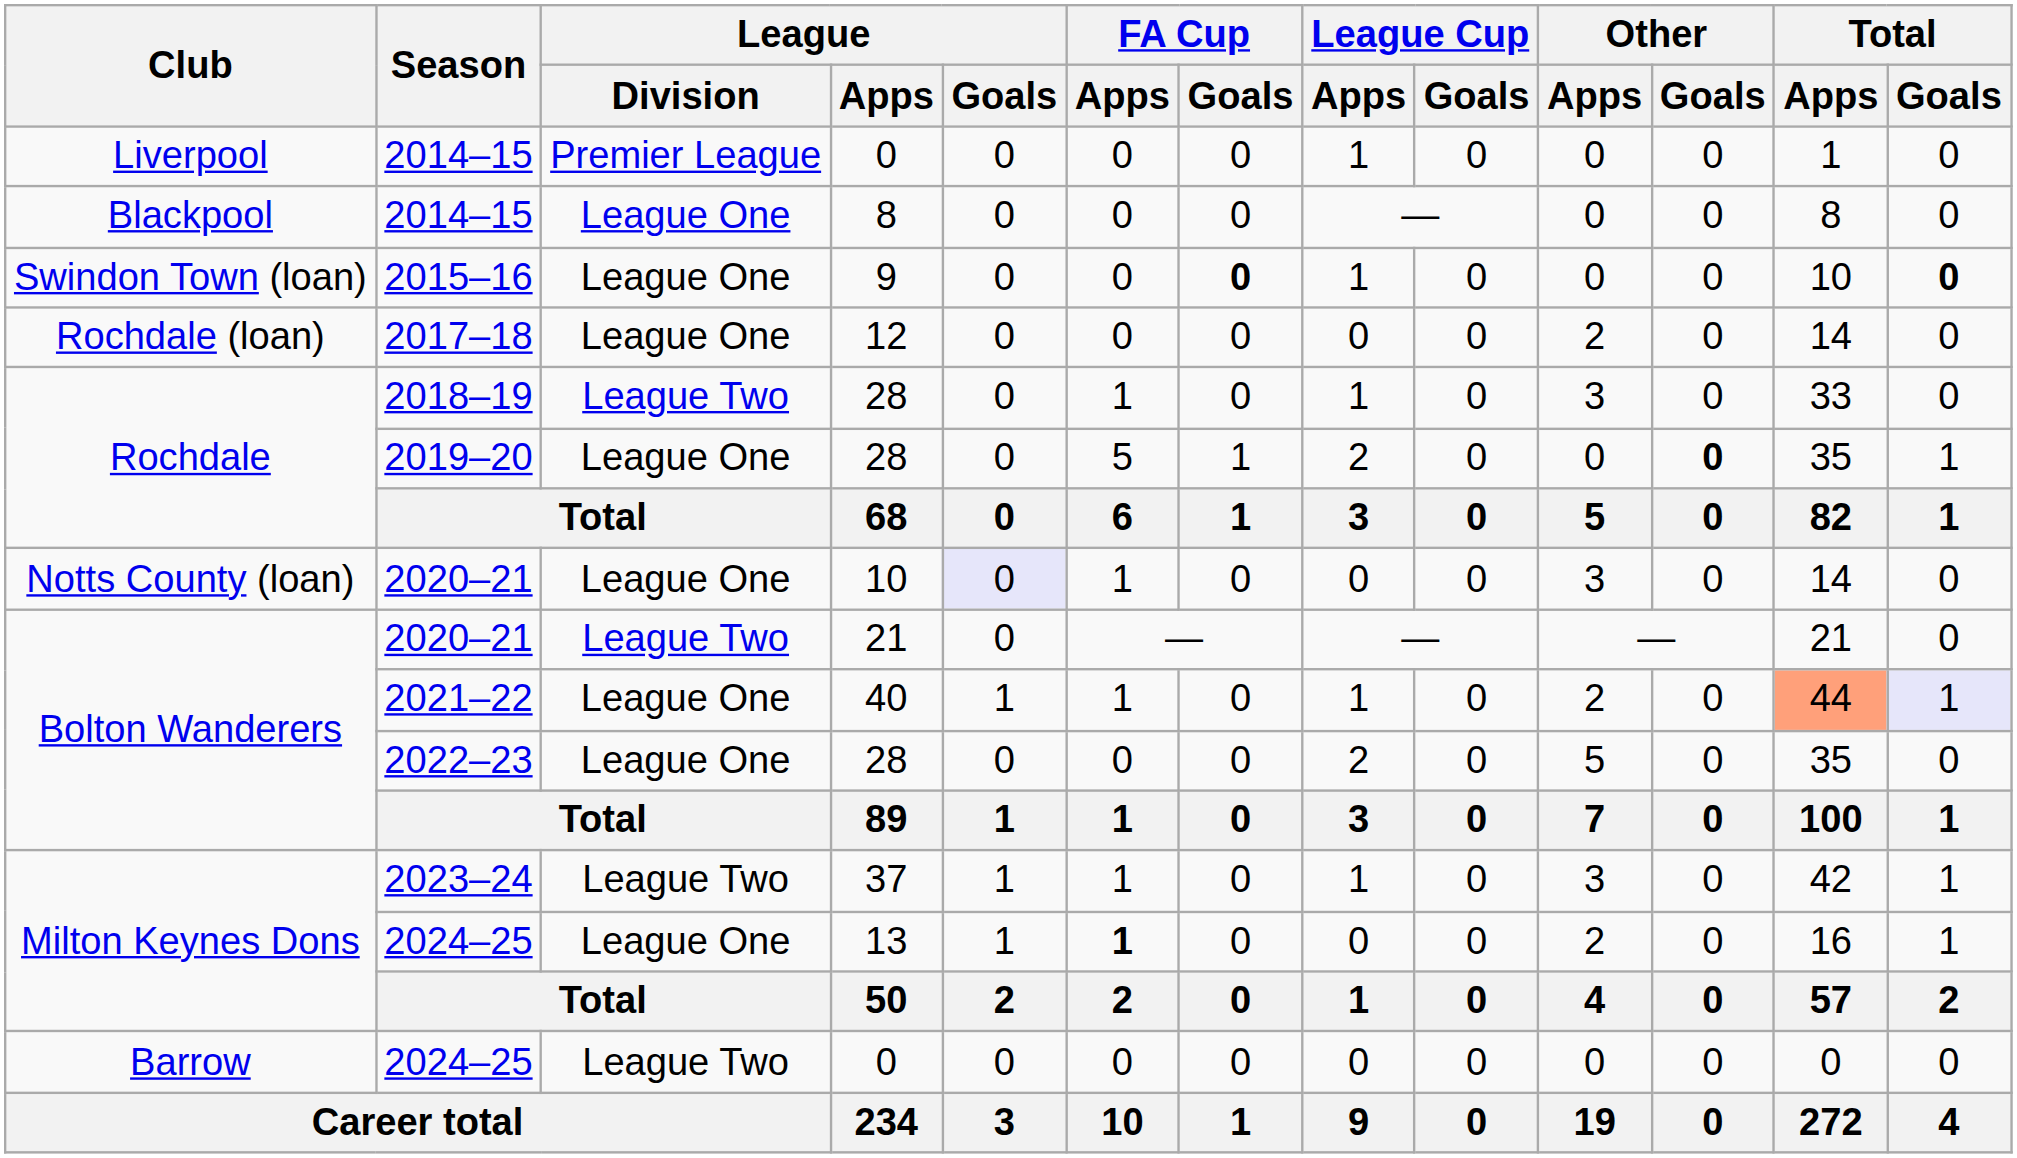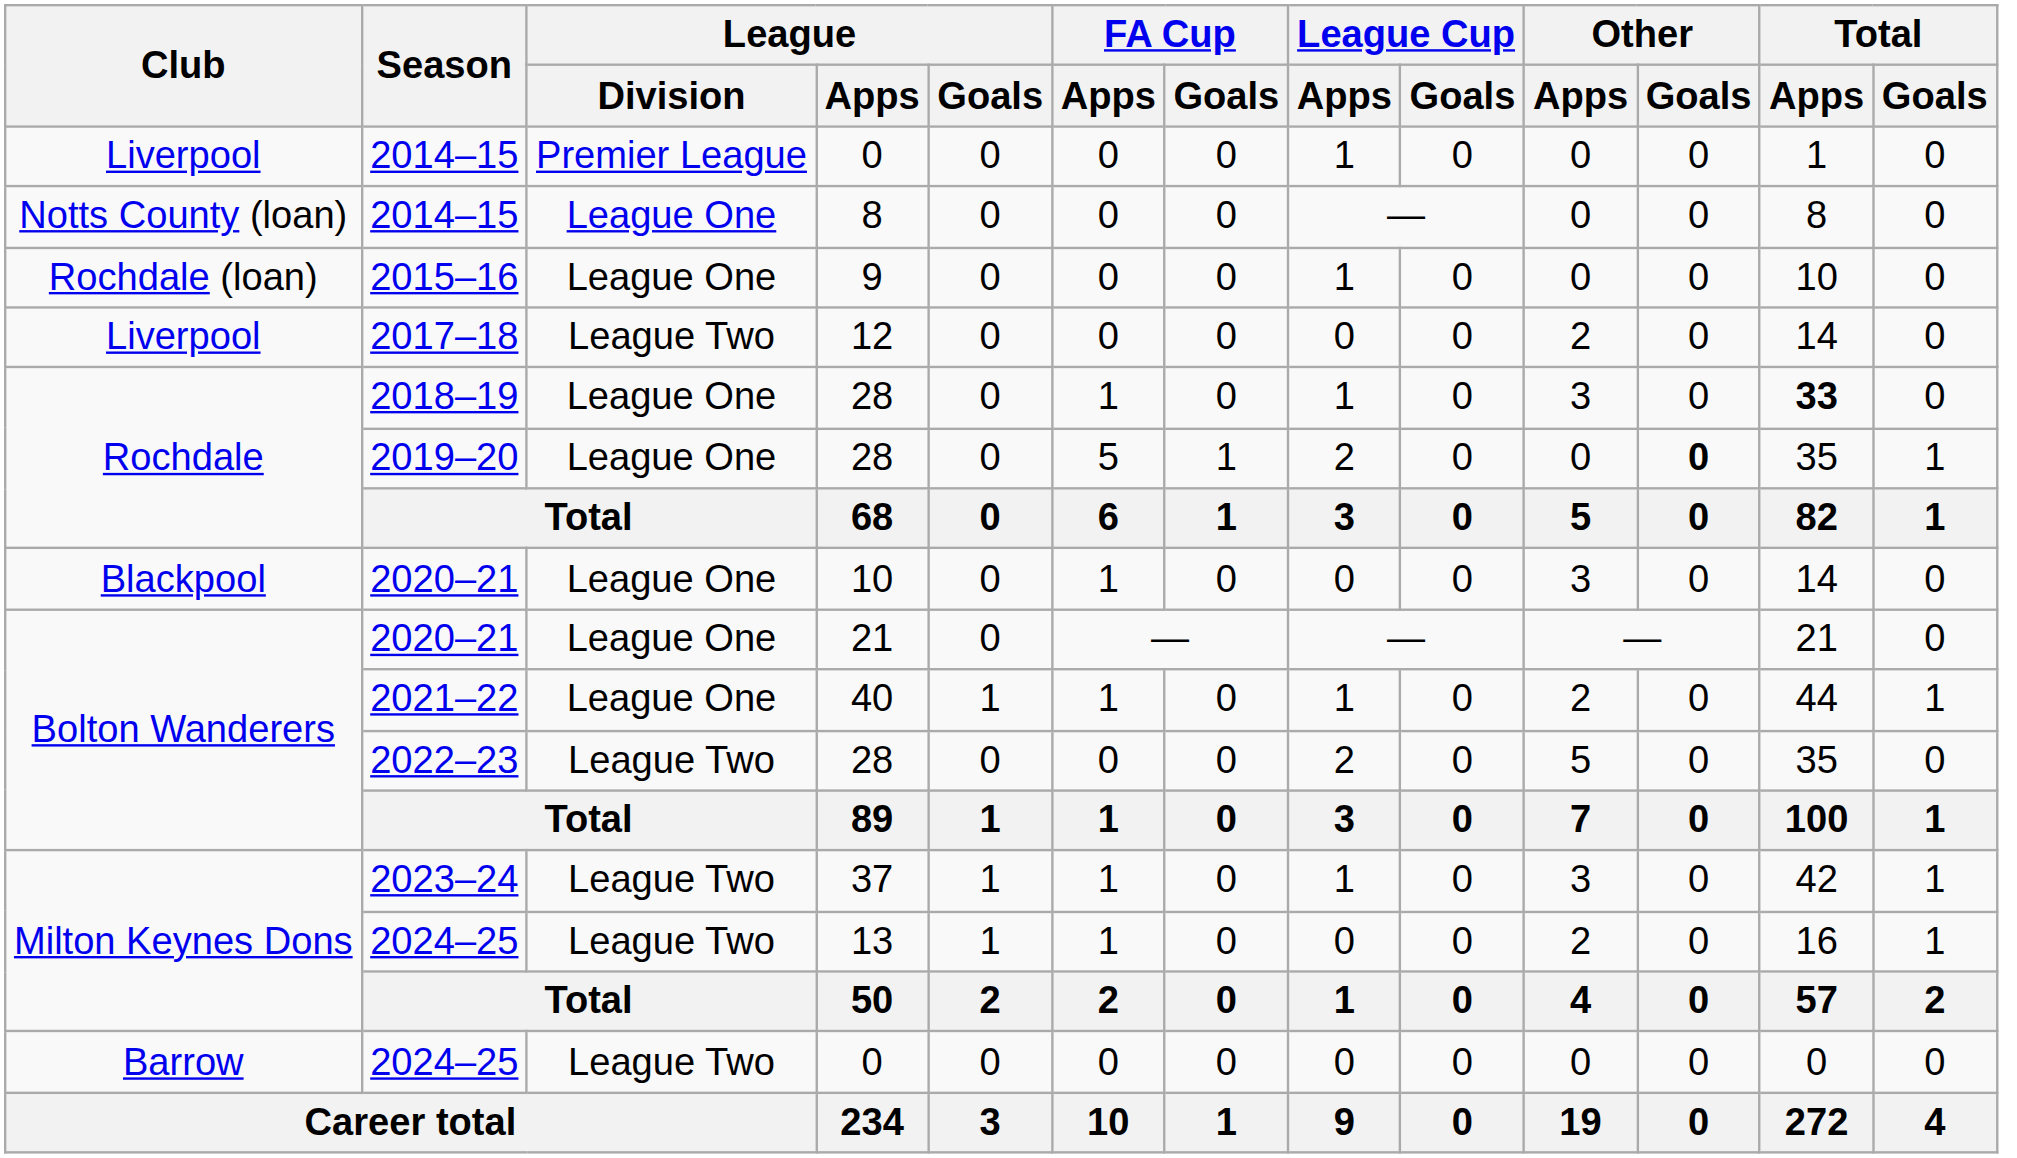(190, 215) Blackpool -> (183, 215) Notts County (loan)
(190, 276) Swindon Town (loan) -> (183, 276) Rochdale (loan)
(1240, 276) bold -> (1226, 276) normal
(1949, 276) bold -> (1935, 276) normal
(190, 336) Rochdale (loan) -> (183, 336) Liverpool
(686, 336) League One -> (671, 336) League Two
(686, 397) League Two -> (671, 397) League One
(1831, 397) normal -> (1817, 397) bold
(190, 578) Notts County (loan) -> (183, 578) Blackpool
(1004, 578) lavender background -> (990, 578) no background
(686, 638) League Two -> (671, 638) League One
(1831, 699) lightsalmon background -> (1817, 699) no background
(1949, 699) lavender background -> (1935, 699) no background
(686, 759) League One -> (671, 759) League Two
(686, 940) League One -> (671, 940) League Two
(1122, 940) bold -> (1108, 940) normal
